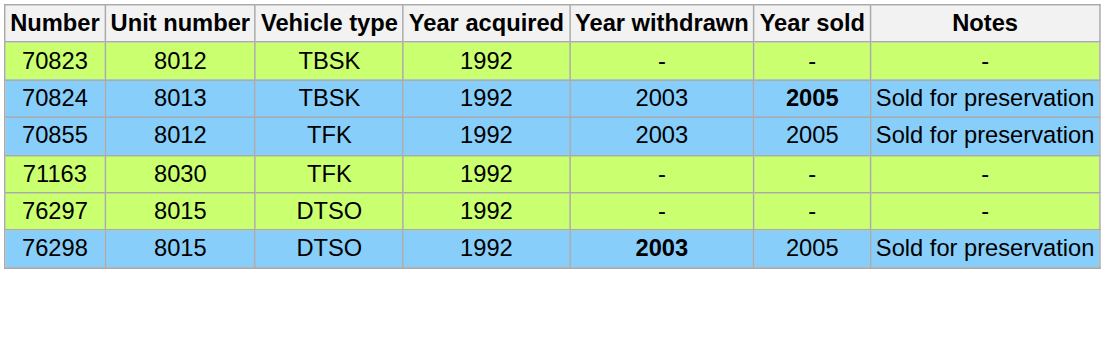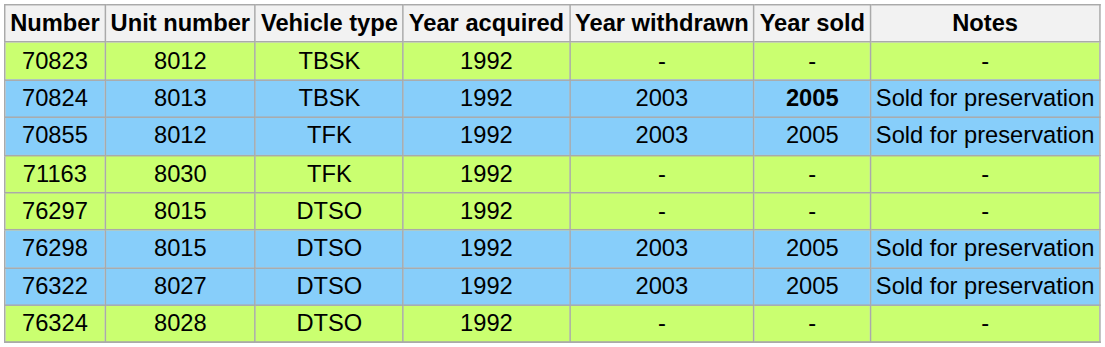(662, 248) bold -> (662, 248) normal
+ row: (55, 286)
+ row: (55, 323)
